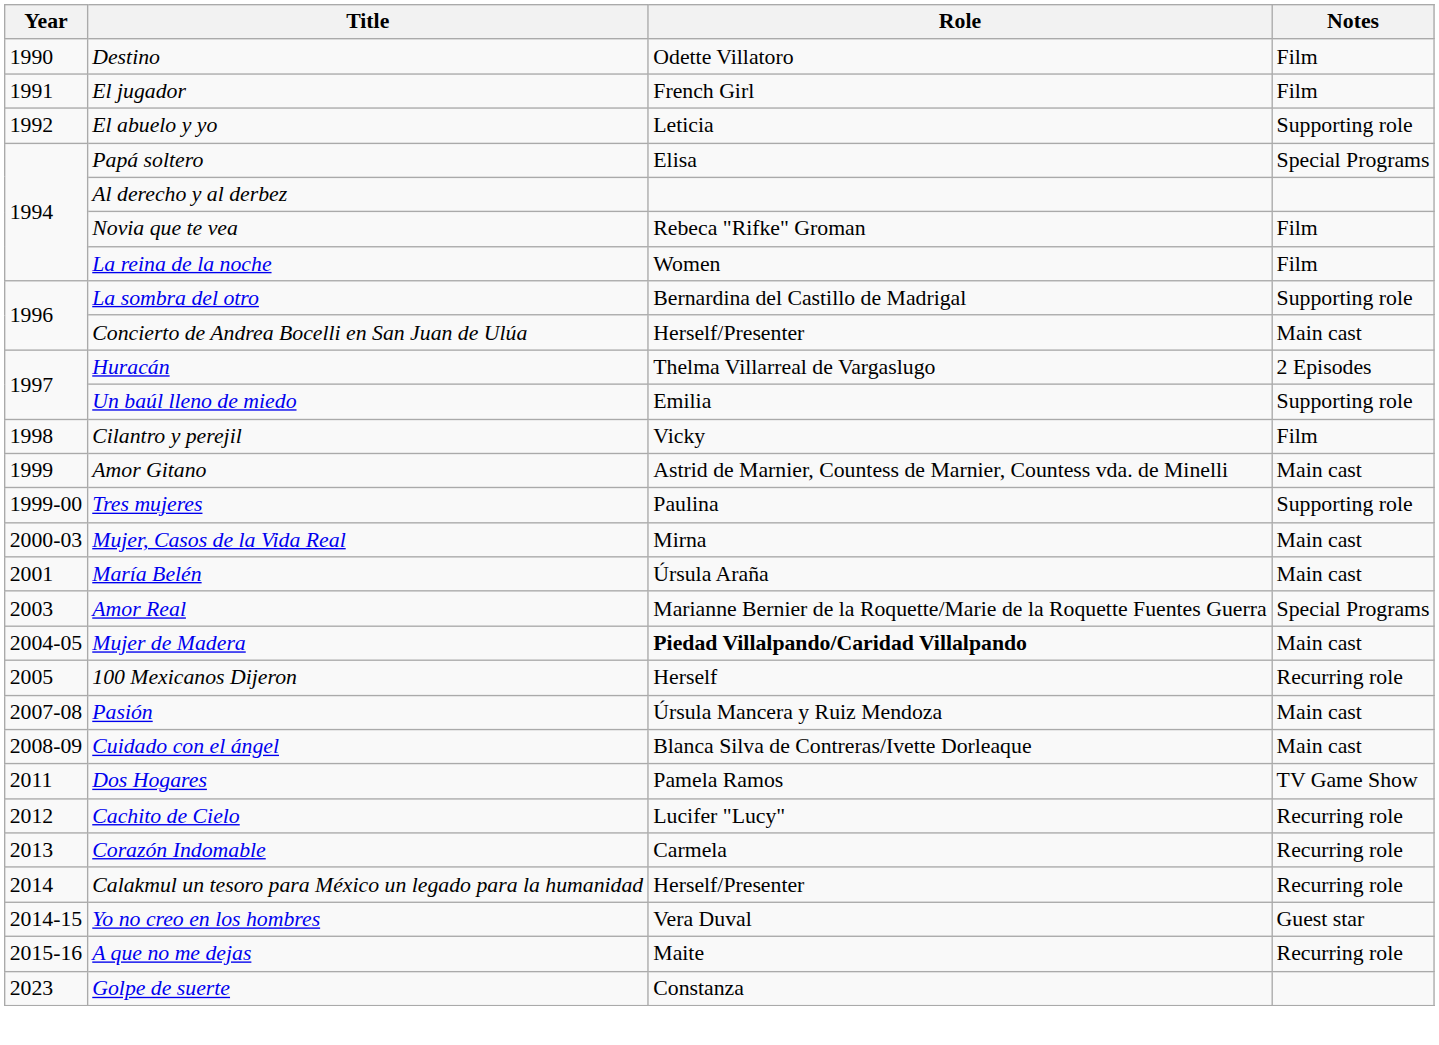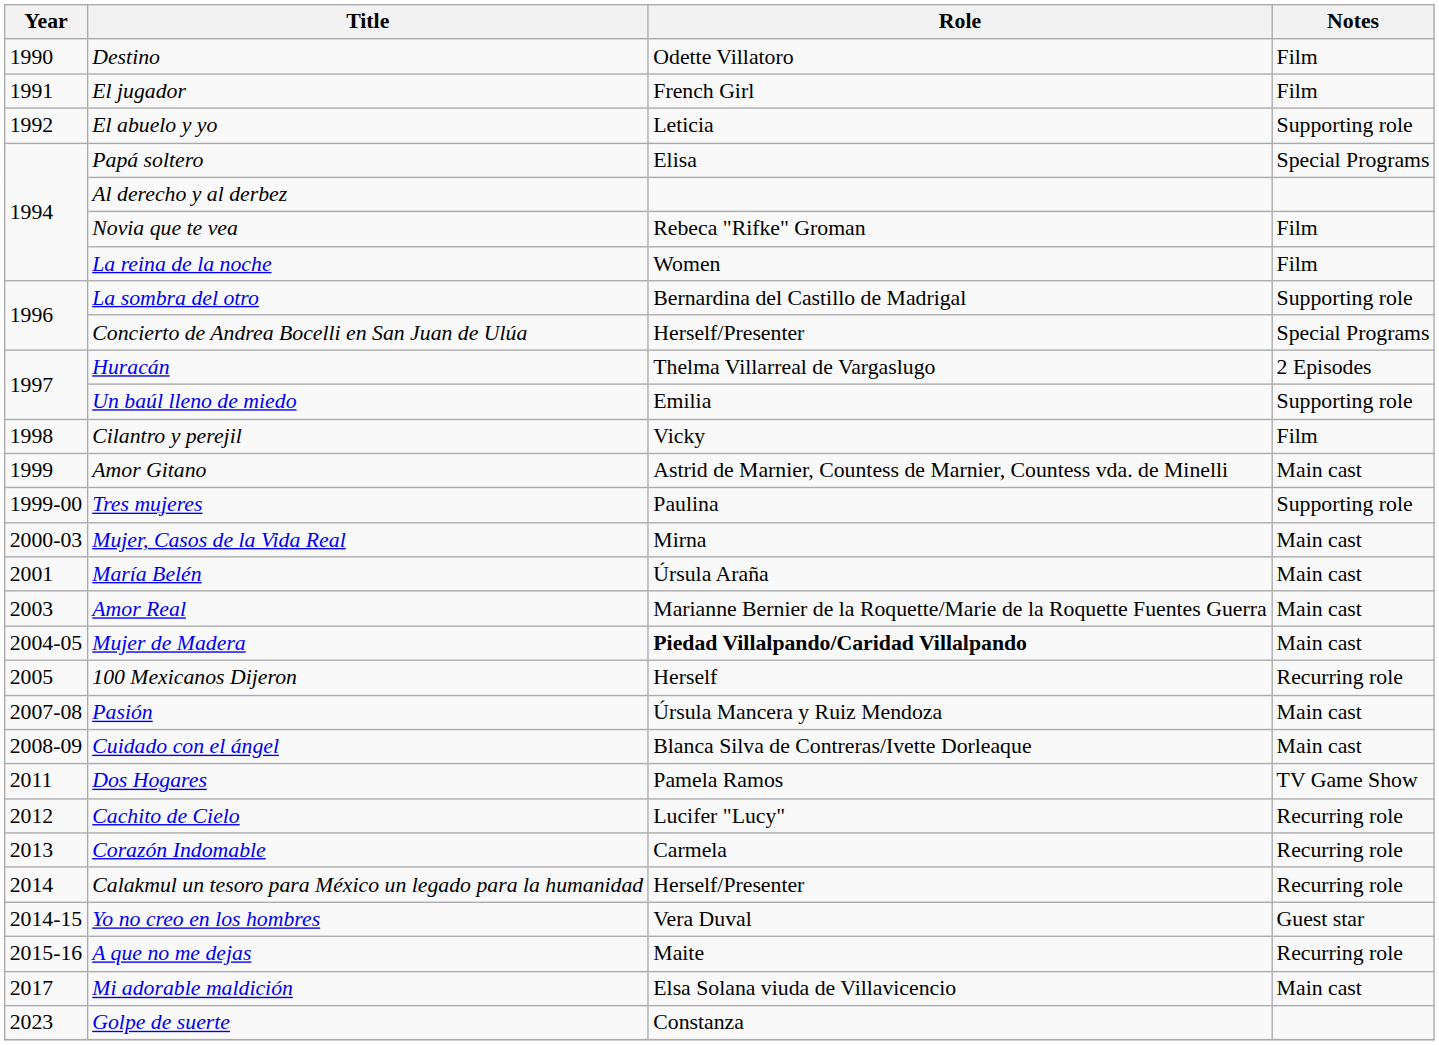(1319, 332) Main cast -> (1353, 332) Special Programs
(1353, 608) Special Programs -> (1319, 608) Main cast
+ row: (193, 988)
